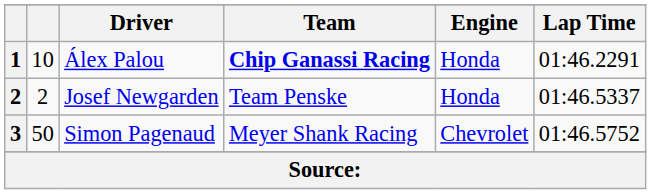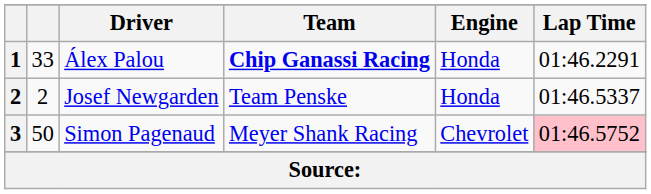(43, 59) 10 -> (43, 59) 33
(589, 133) no background -> (589, 133) pink background
